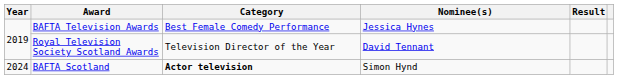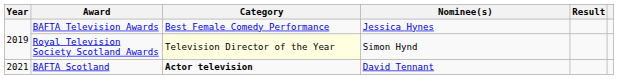(250, 47) no background -> (250, 47) lightyellow background
(398, 47) David Tennant -> (390, 47) Simon Hynd
(17, 67) 2024 -> (17, 67) 2021
(390, 67) Simon Hynd -> (398, 67) David Tennant
